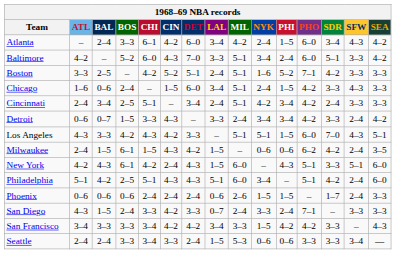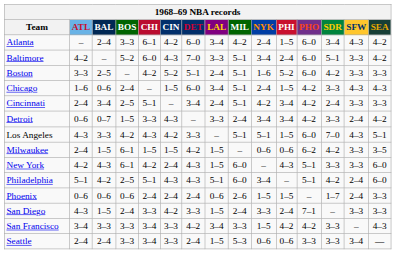(309, 73) 7–1 -> (309, 73) 6–0
(380, 88) 3–3 -> (380, 88) 4–3
(171, 149) 4–3 -> (171, 149) 1–5
(356, 149) 2–4 -> (356, 149) 3–3
(356, 165) 5–1 -> (356, 165) 3–3
(217, 211) 0–7 -> (217, 211) 1–5
(171, 226) 4–2 -> (171, 226) 3–3
